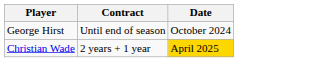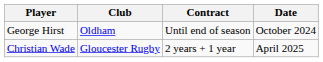+ column: (120, 13)
(195, 48) gold background -> (280, 48) no background
